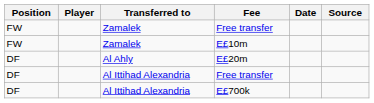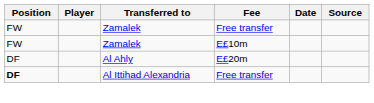(13, 75) normal -> (13, 75) bold
- row: (146, 91)
